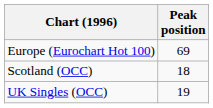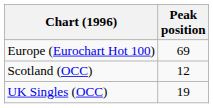(183, 71) 18 -> (183, 71) 12
